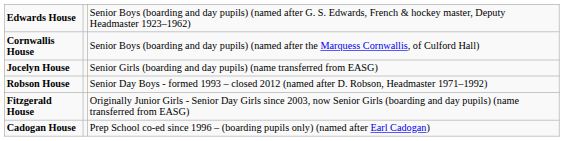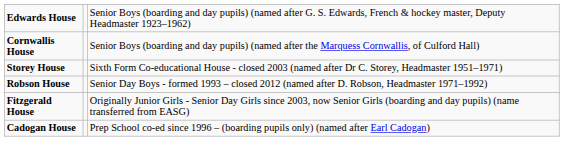- row: (38, 68)
+ row: (36, 68)
